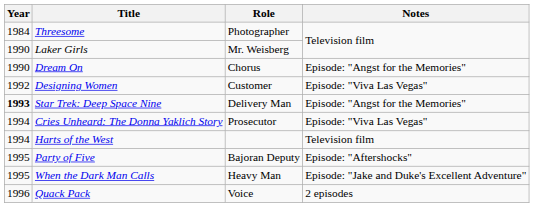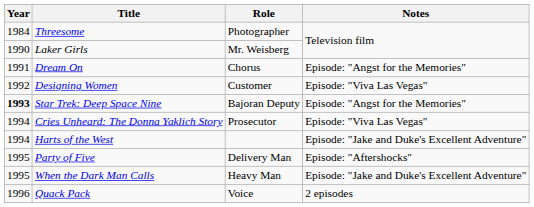(18, 67) 1990 -> (18, 67) 1991
(259, 103) Delivery Man -> (264, 103) Bajoran Deputy
(340, 139) Television film -> (416, 139) Episode: "Jake and Duke's Excellent Adventure"
(264, 157) Bajoran Deputy -> (259, 157) Delivery Man
